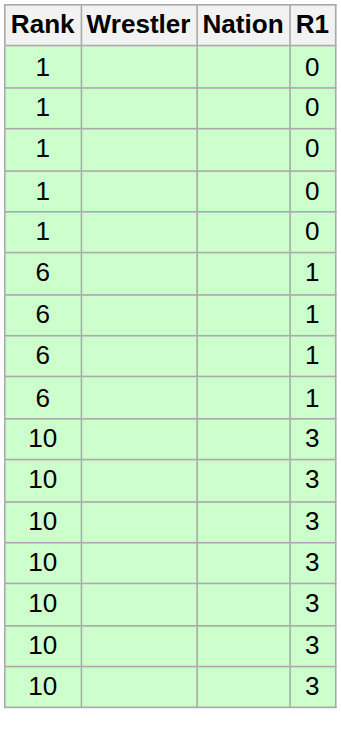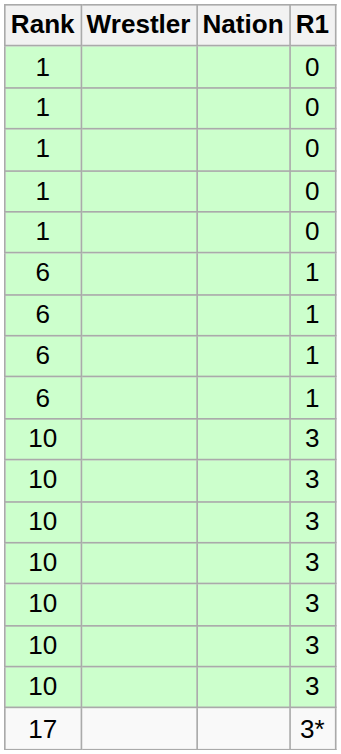+ row: (43, 728)
